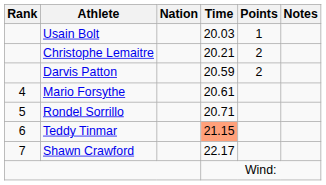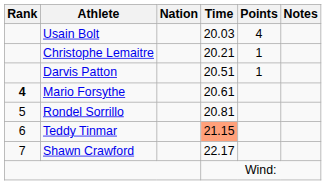(259, 33) 1 -> (259, 33) 4
(259, 53) 2 -> (259, 53) 1
(219, 72) 20.59 -> (219, 72) 20.51
(259, 72) 2 -> (259, 72) 1
(22, 92) normal -> (22, 92) bold
(219, 111) 20.71 -> (219, 111) 20.81
